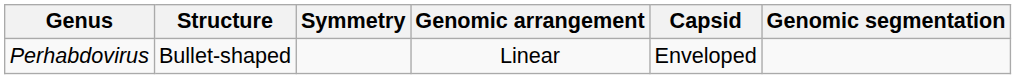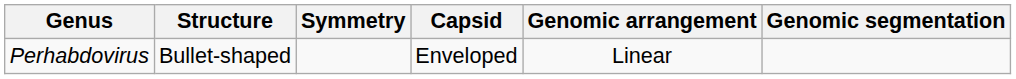columns swapped: (706, 21) <-> (530, 21)
